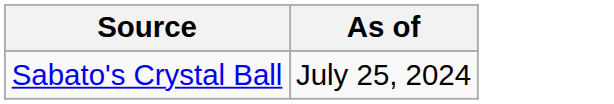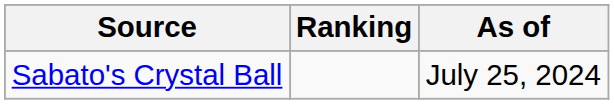+ column: (354, 27)
